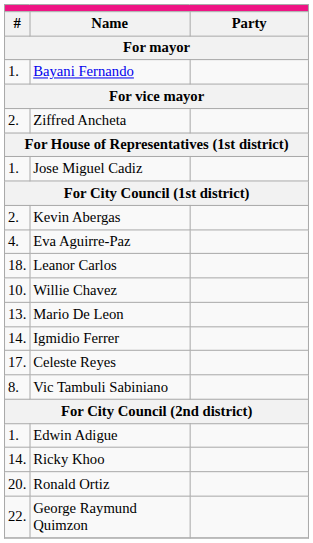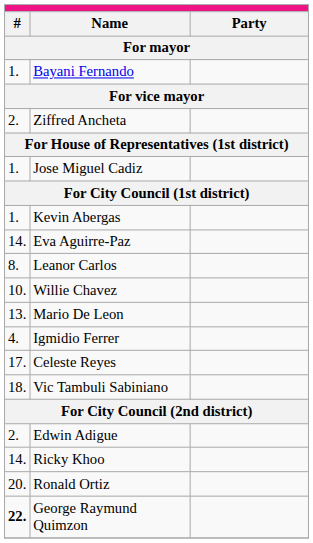(13, 217) 2. -> (13, 217) 1.
(13, 241) 4. -> (17, 241) 14.
(17, 266) 18. -> (13, 266) 8.
(17, 338) 14. -> (13, 338) 4.
(13, 387) 8. -> (17, 387) 18.
(13, 435) 1. -> (13, 435) 2.
(17, 517) normal -> (17, 517) bold
